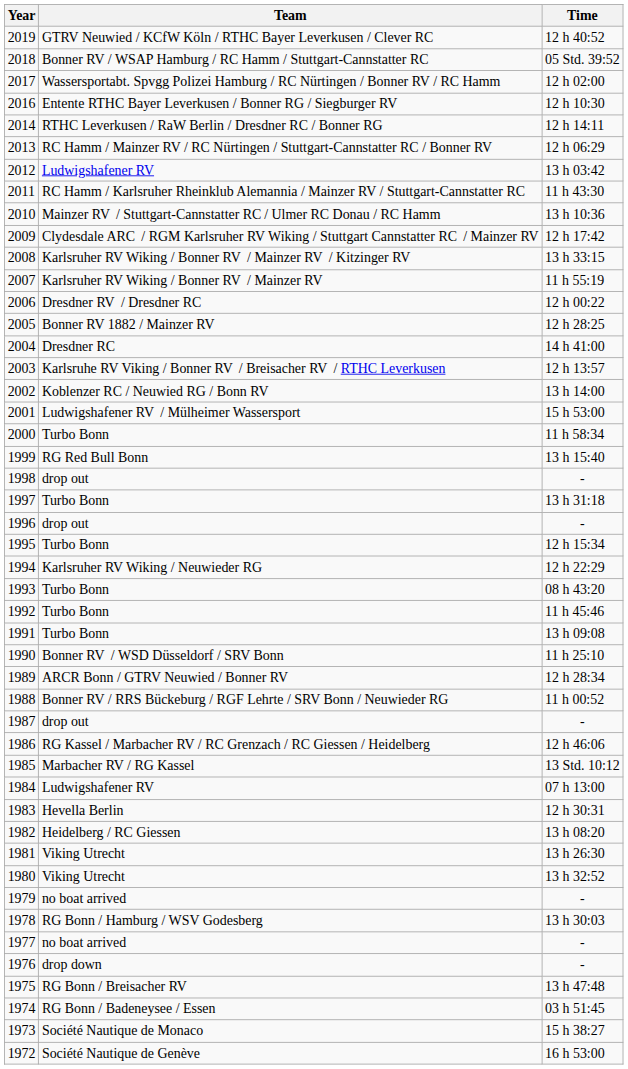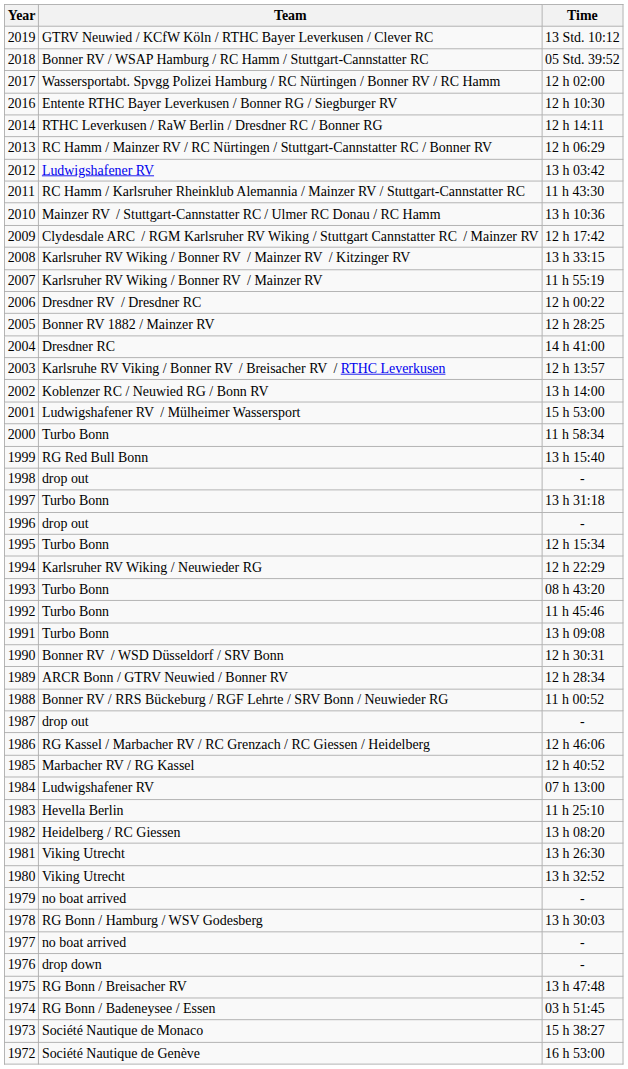(575, 37) 12 h 40:52 -> (582, 37) 13 Std. 10:12
(575, 655) 11 h 25:10 -> (575, 655) 12 h 30:31
(582, 766) 13 Std. 10:12 -> (575, 766) 12 h 40:52
(575, 810) 12 h 30:31 -> (575, 810) 11 h 25:10
